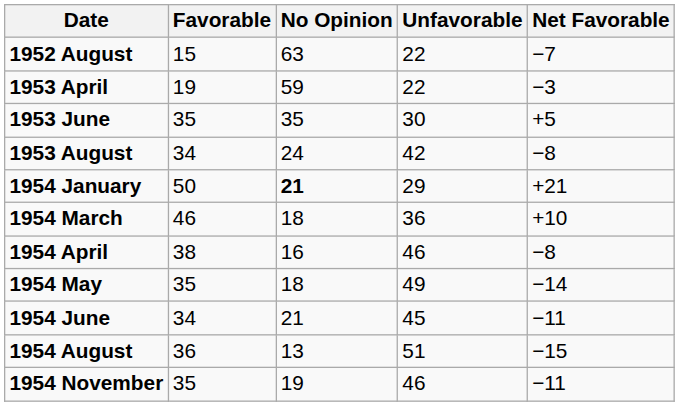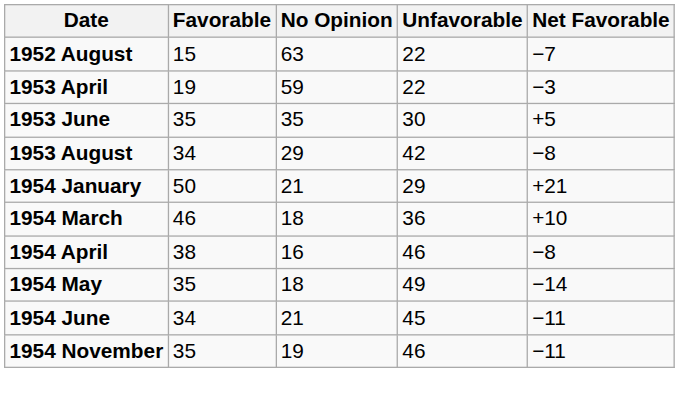(292, 152) 24 -> (292, 152) 29
(292, 185) bold -> (292, 185) normal
- row: (71, 350)
